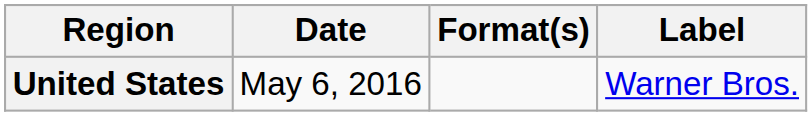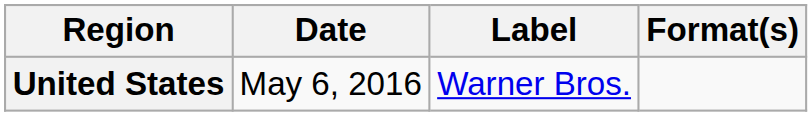columns swapped: (514, 30) <-> (702, 30)
